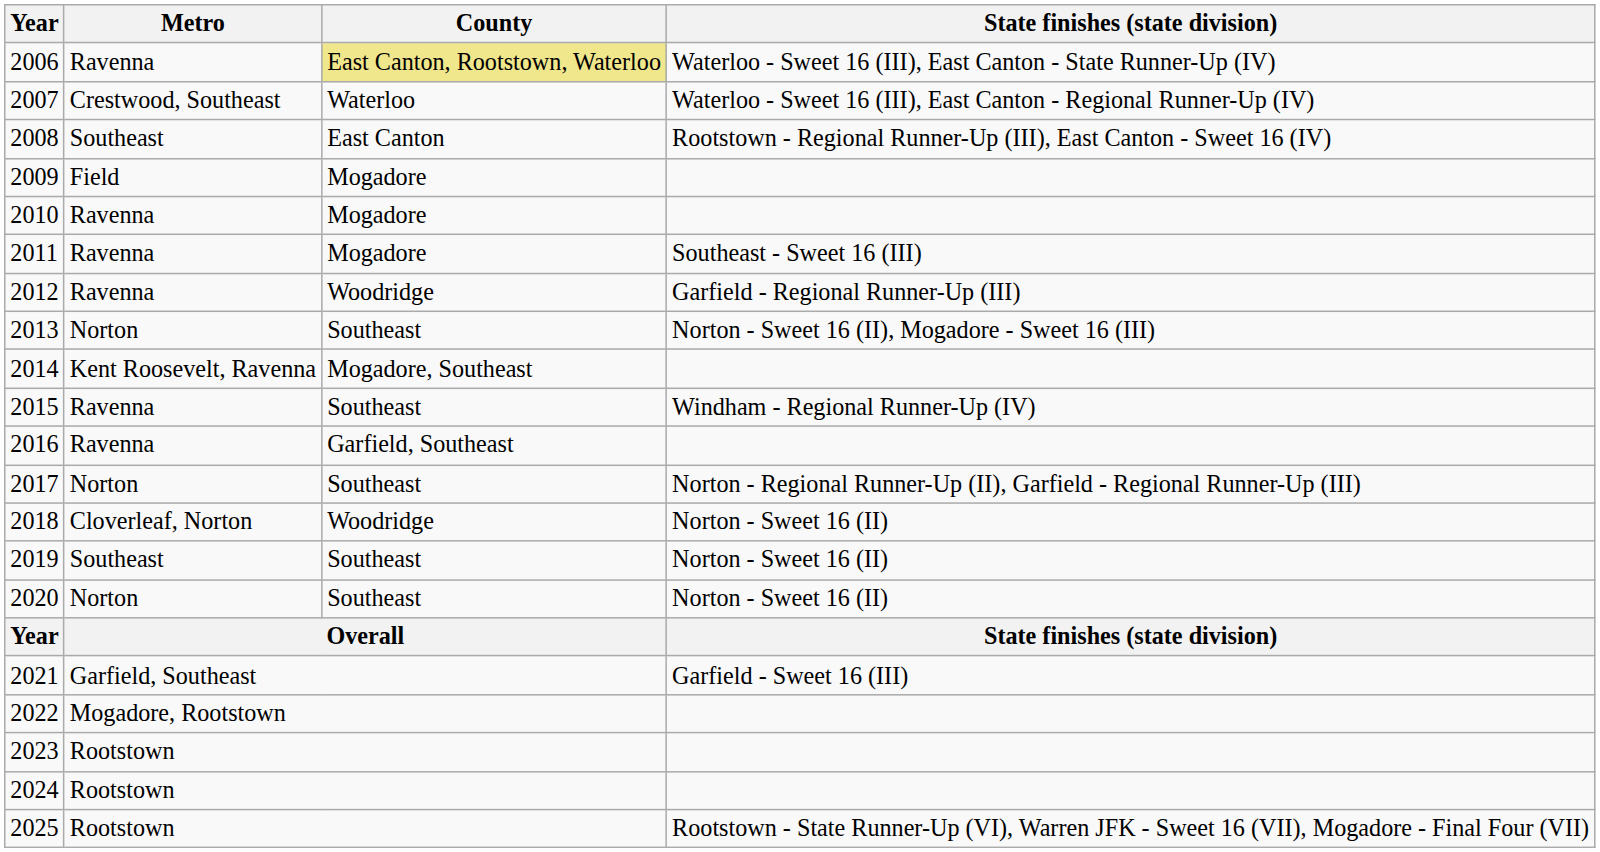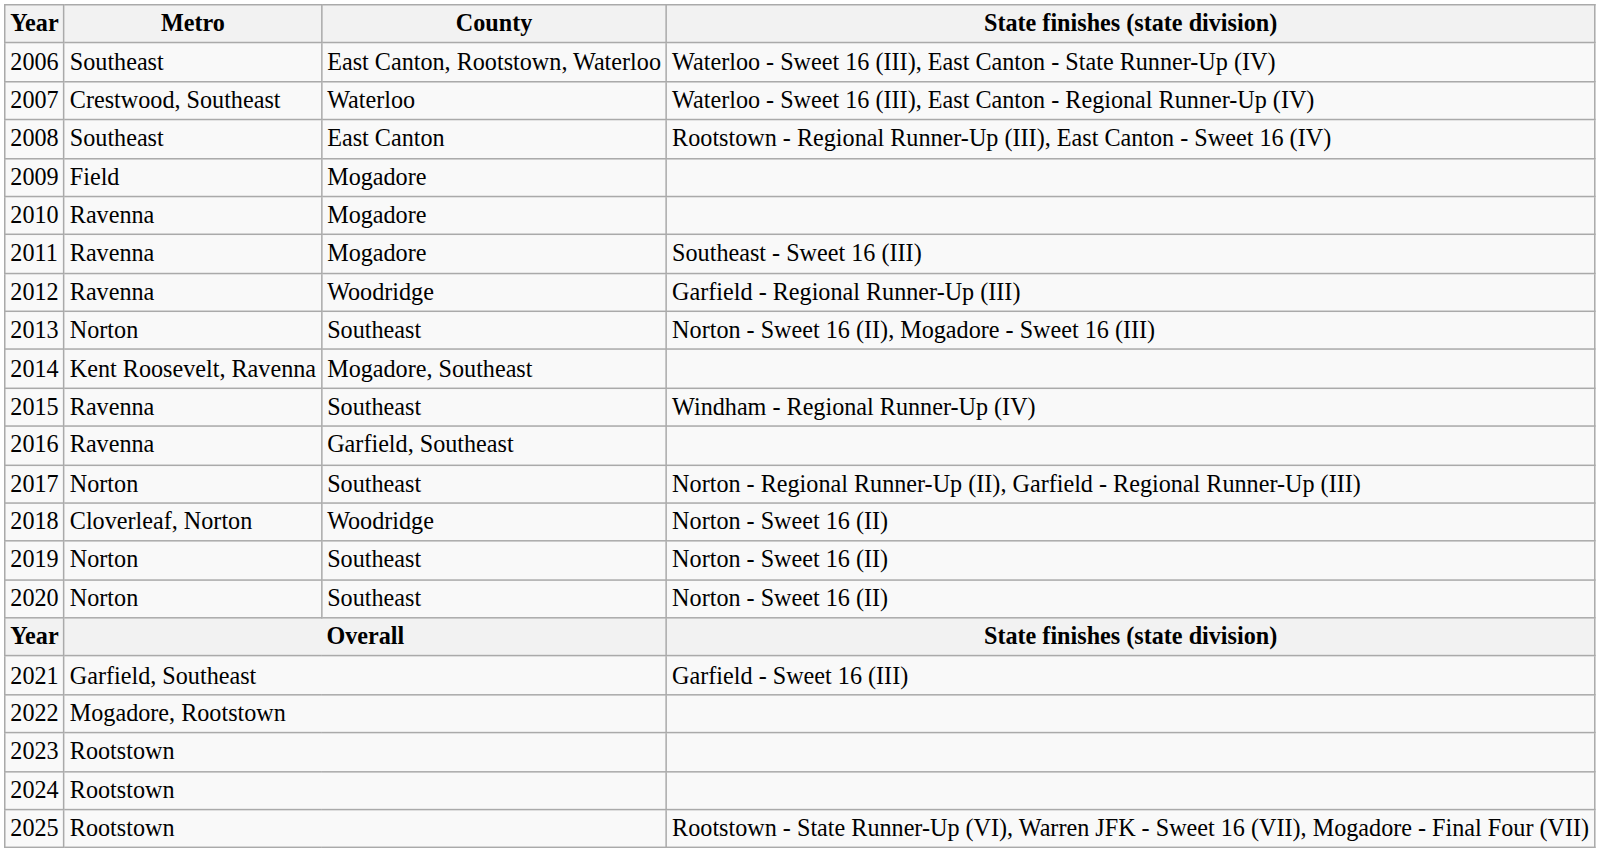(112, 61) Ravenna -> (117, 61) Southeast
(494, 61) khaki background -> (494, 61) no background
(117, 560) Southeast -> (104, 560) Norton
